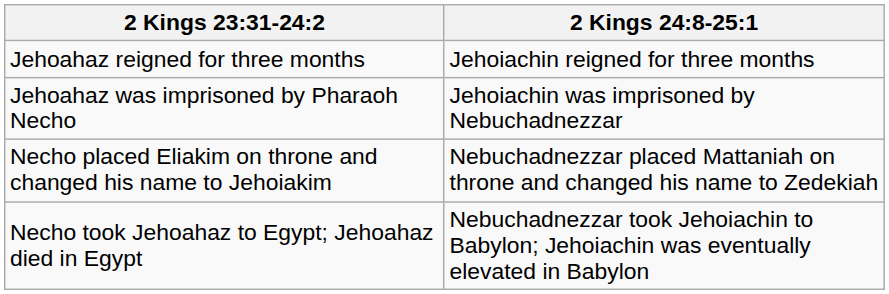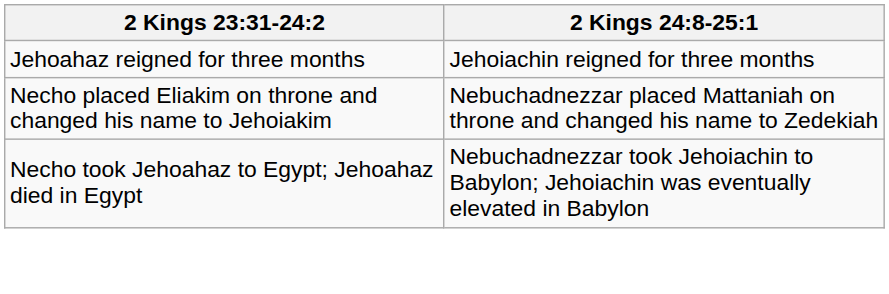- row: (204, 108)
